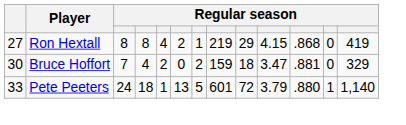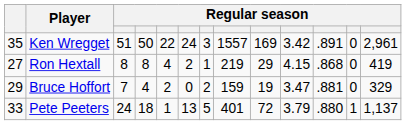+ row: (69, 43)
(15, 65) 30 -> (15, 87) 29
(246, 65) 18 -> (265, 87) 19
(221, 87) 601 -> (232, 109) 401
(358, 87) 1,140 -> (381, 109) 1,137
